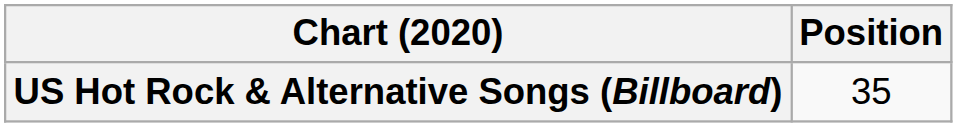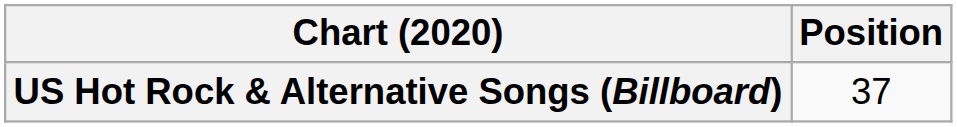(871, 91) 35 -> (871, 91) 37
